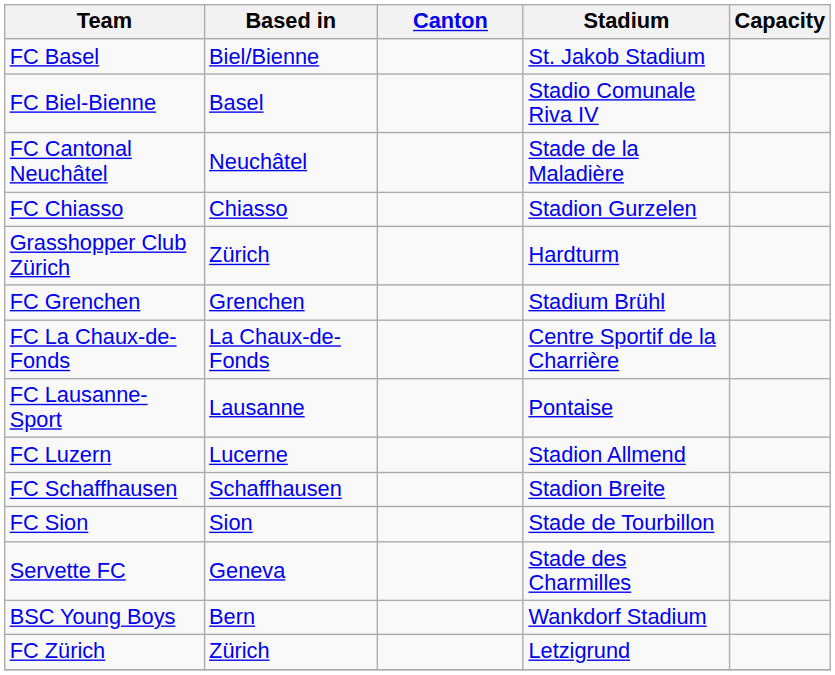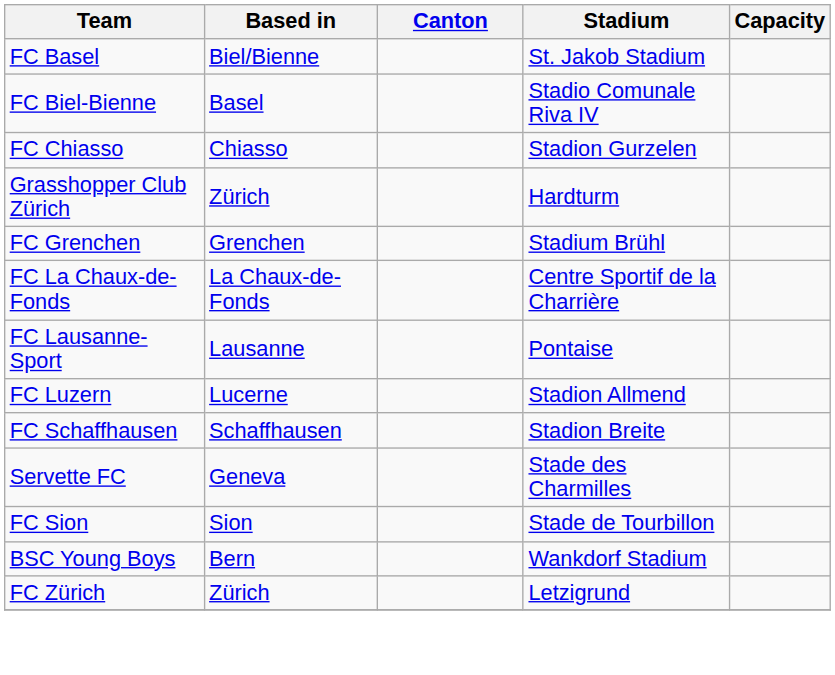- row: (71, 162)
rows swapped: (68, 570) <-> (49, 523)
